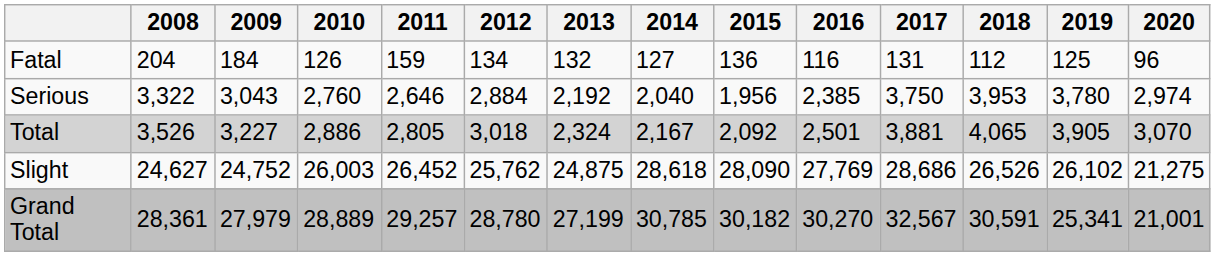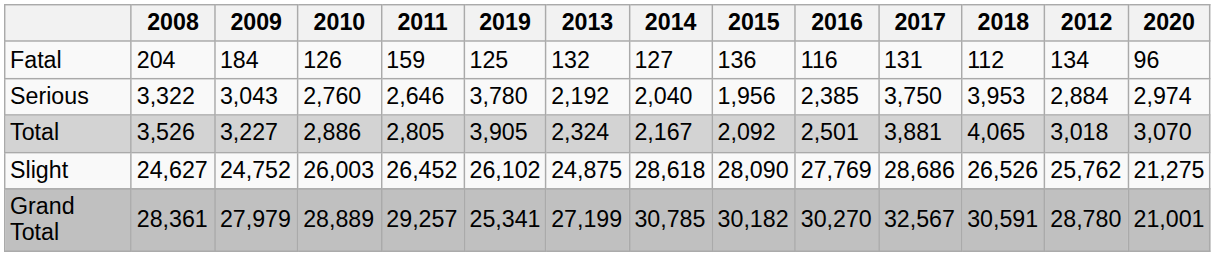columns swapped: (506, 22) <-> (1087, 22)
